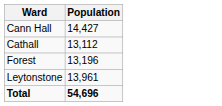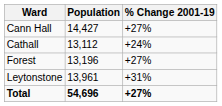+ column: (170, 12)
